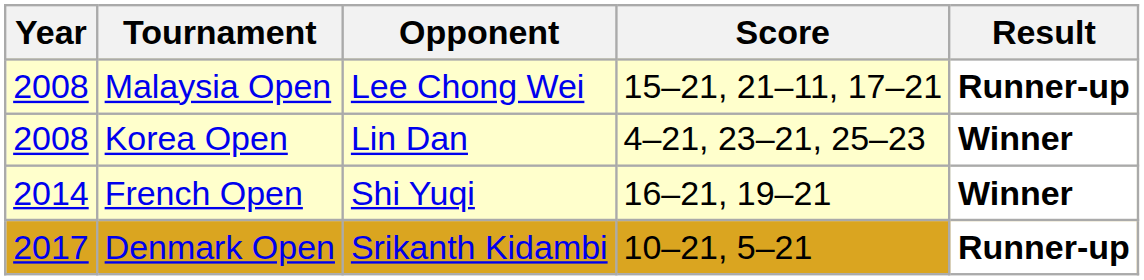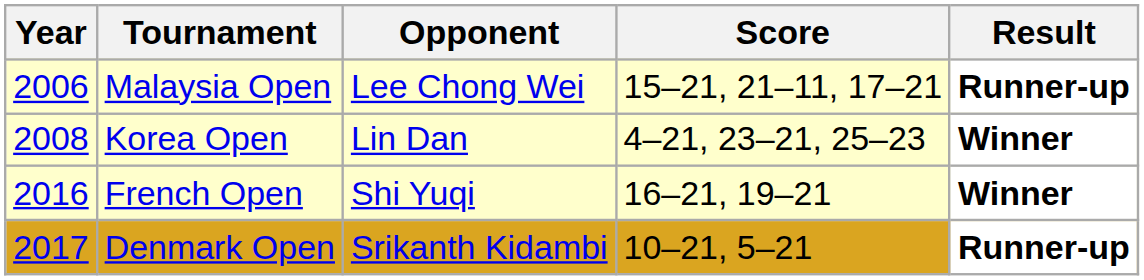(51, 86) 2008 -> (51, 86) 2006
(51, 193) 2014 -> (51, 193) 2016
